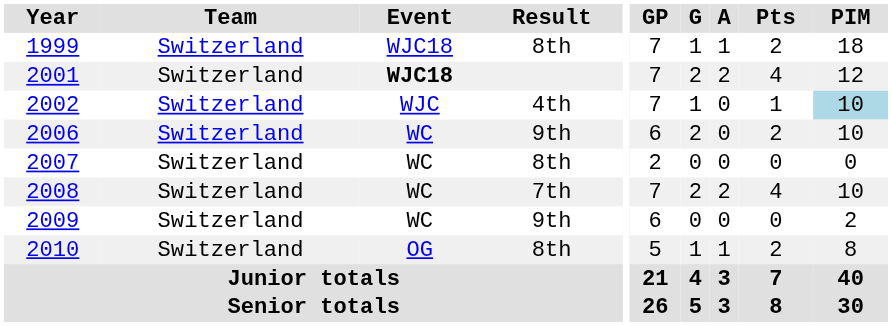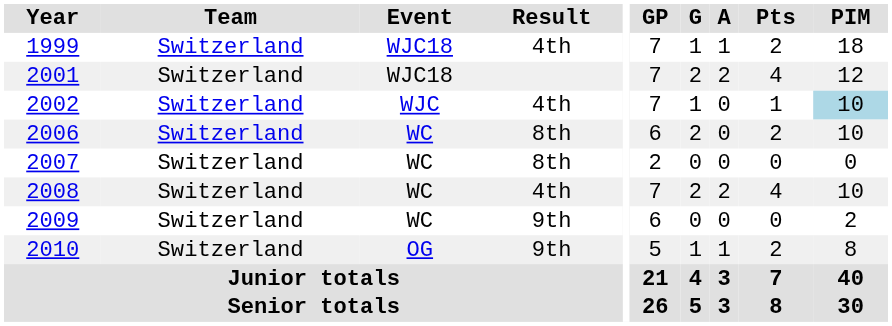(552, 47) 8th -> (552, 47) 4th
(420, 76) bold -> (420, 76) normal
(552, 134) 9th -> (552, 134) 8th
(552, 192) 7th -> (552, 192) 4th
(552, 250) 8th -> (552, 250) 9th
